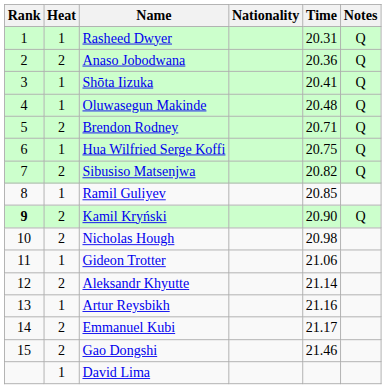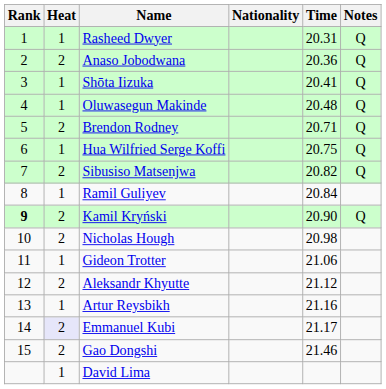(322, 194) 20.85 -> (322, 194) 20.84
(322, 283) 21.14 -> (322, 283) 21.12
(62, 328) no background -> (62, 328) lavender background
